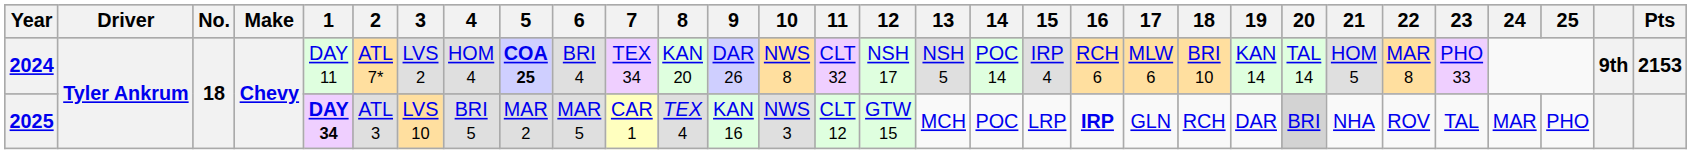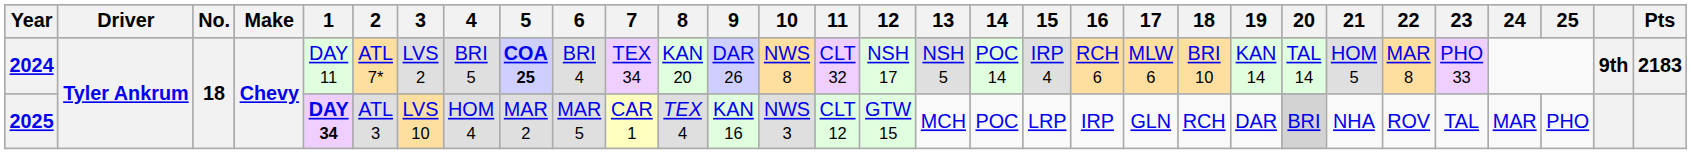(471, 65) HOM 4 -> (471, 65) BRI 5
(1660, 65) 2153 -> (1660, 65) 2183
(471, 120) BRI 5 -> (471, 120) HOM 4
(1097, 121) bold -> (1097, 121) normal
